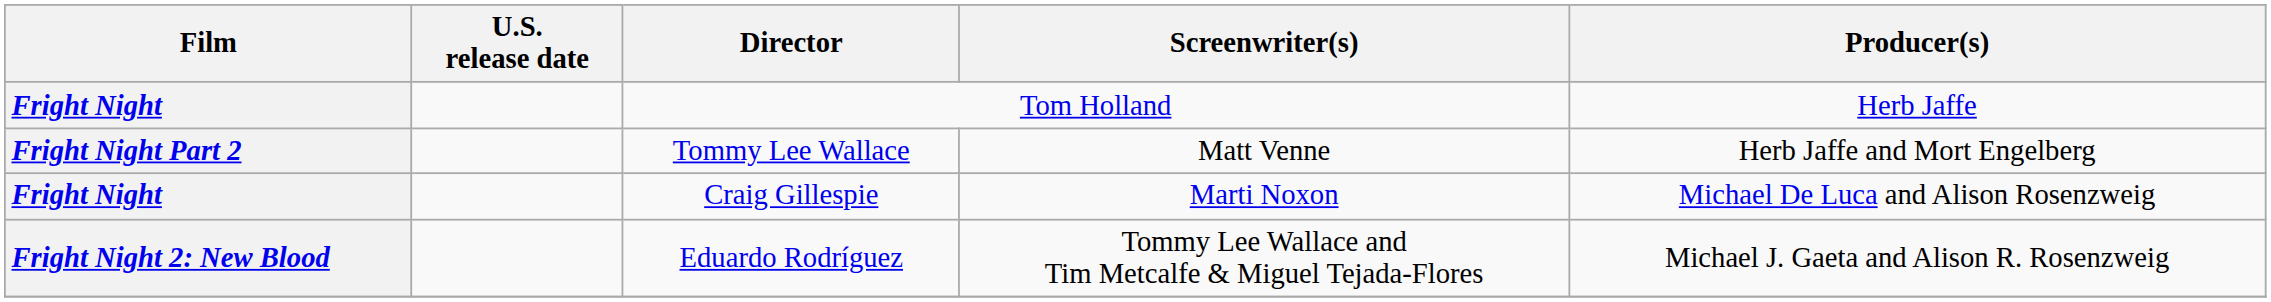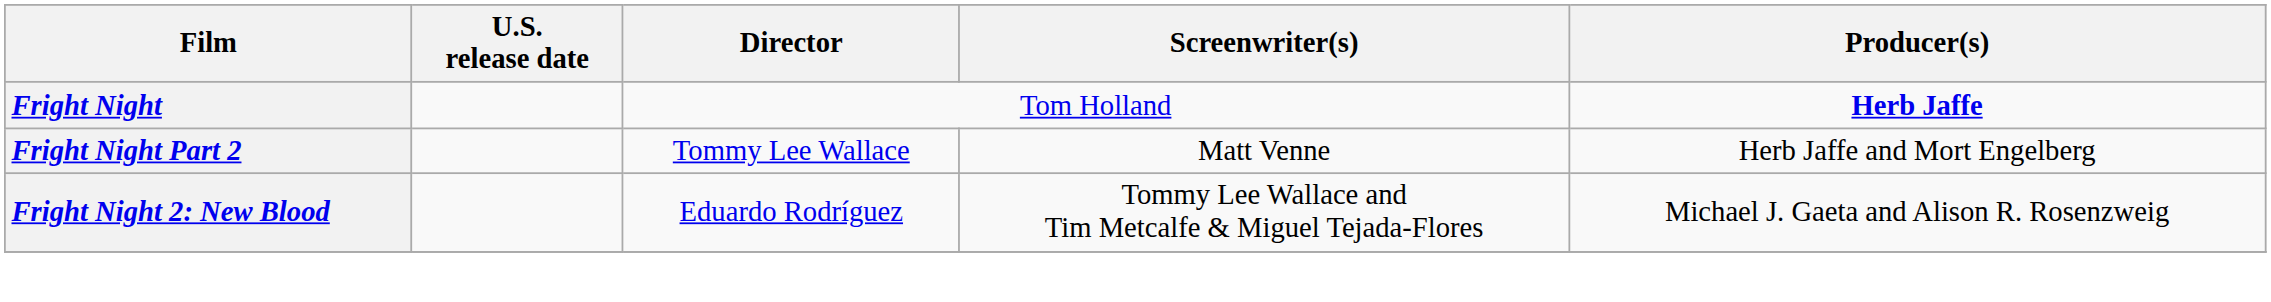(1917, 104) normal -> (1917, 104) bold
- row: (791, 195)
